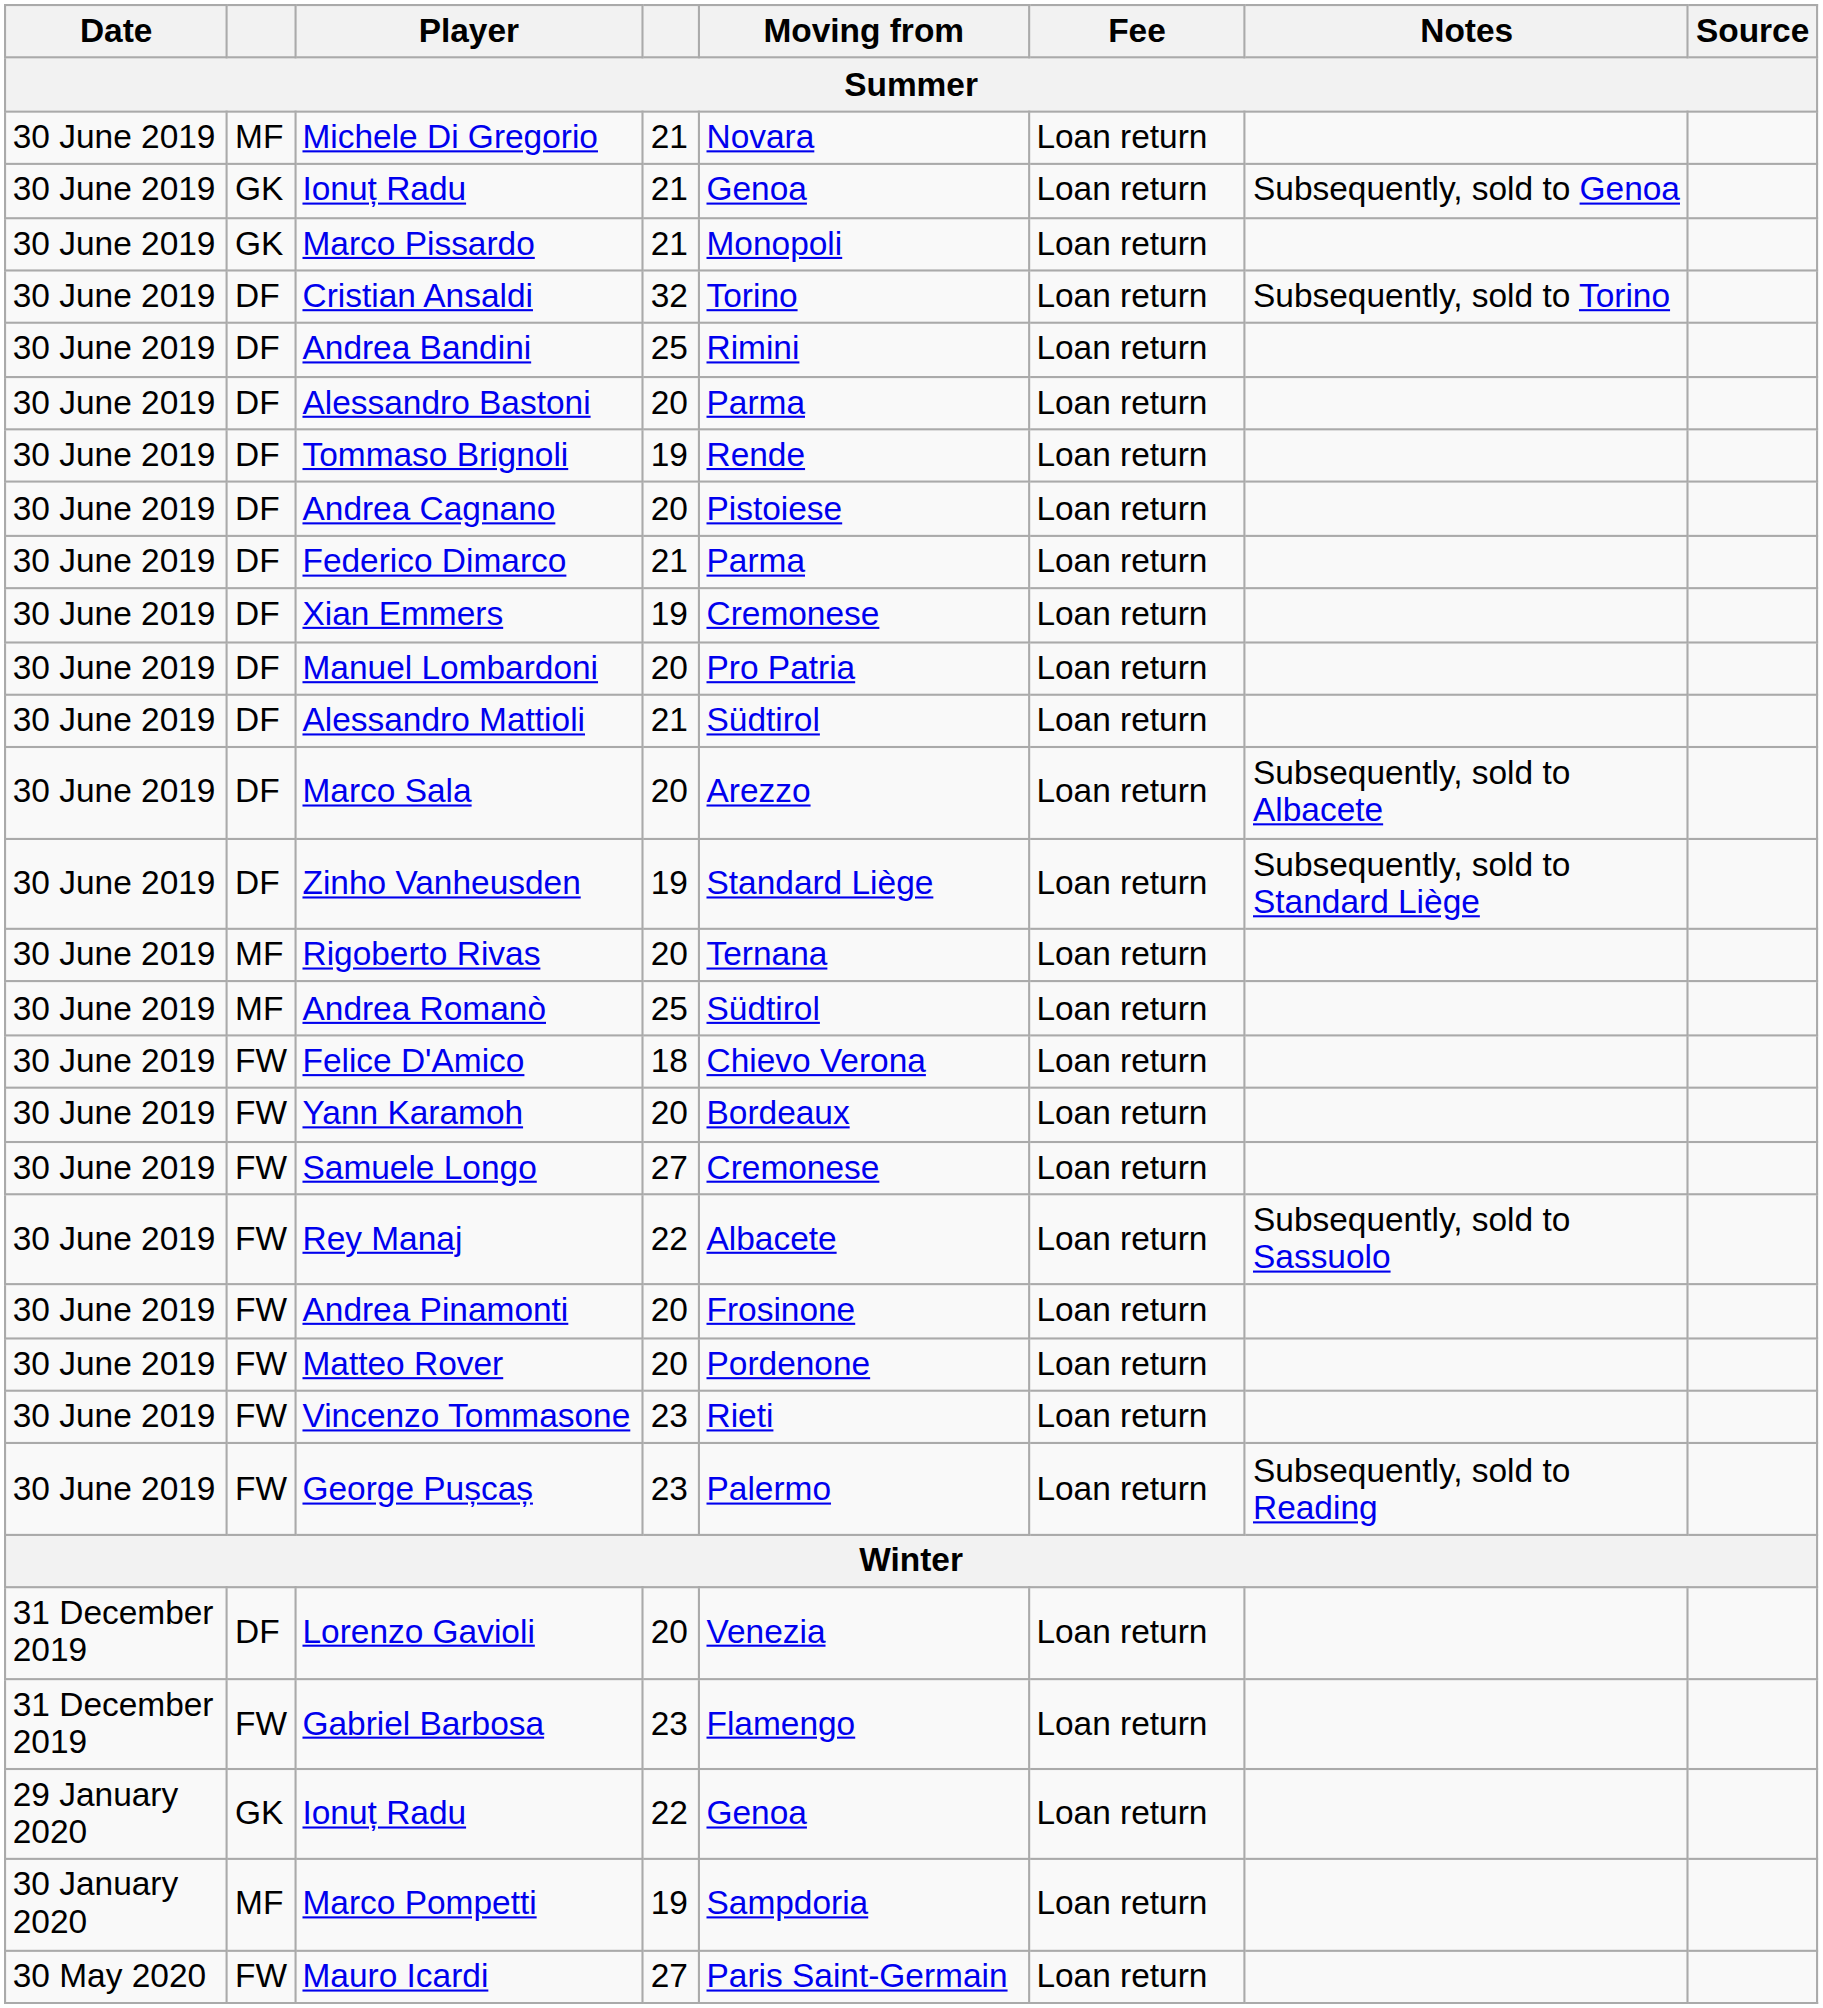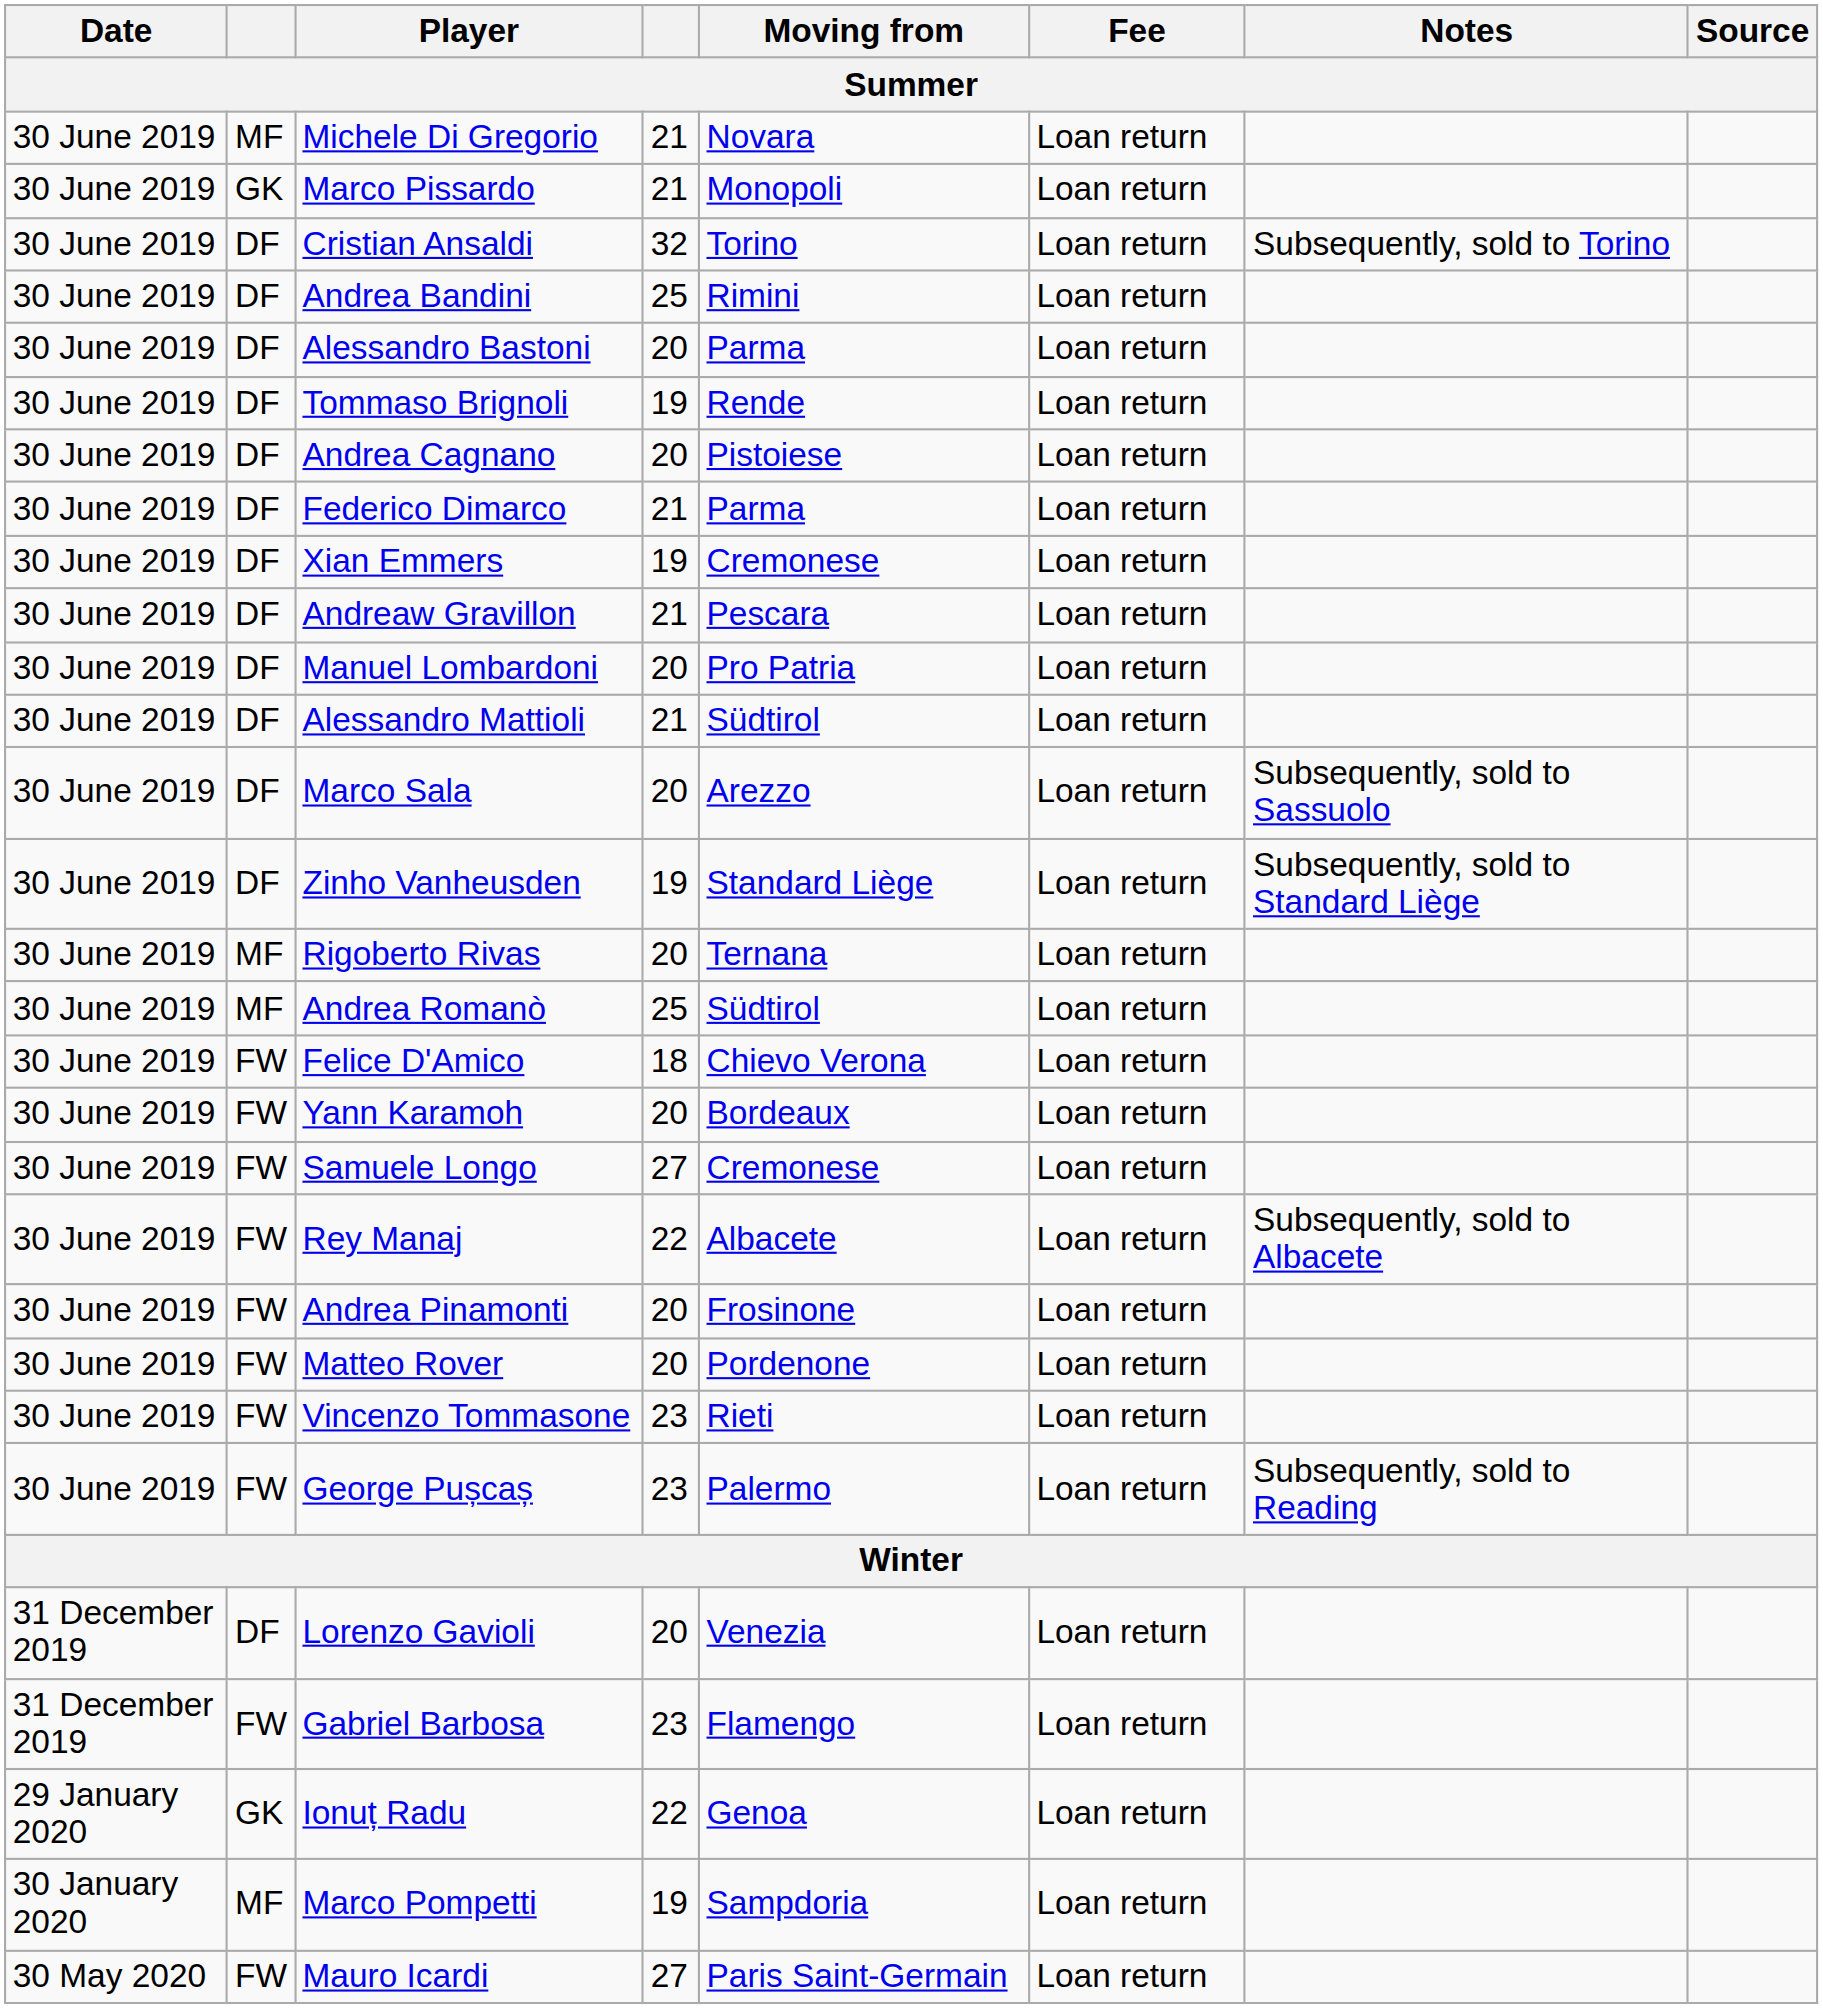- row: (384, 190)
+ row: (439, 614)
(1412, 792) Subsequently, sold to Albacete -> (1412, 792) Subsequently, sold to Sassuolo
(1412, 1238) Subsequently, sold to Sassuolo -> (1412, 1238) Subsequently, sold to Albacete
